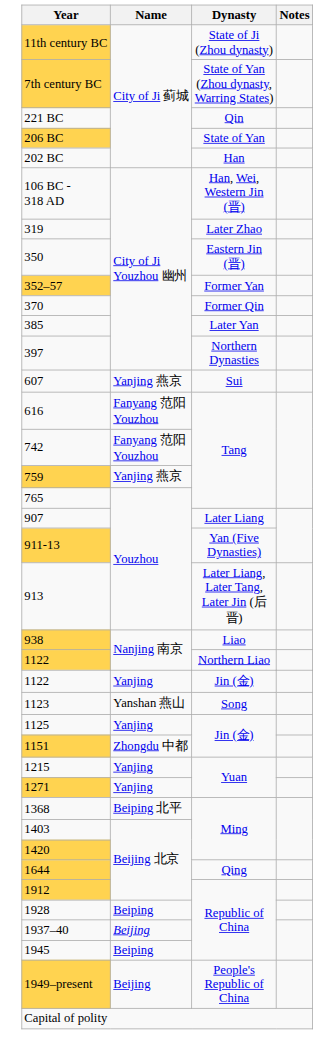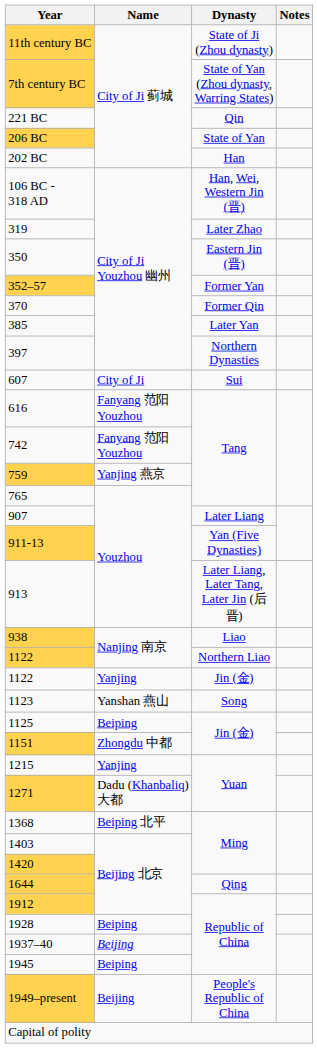(147, 380) Yanjing 燕京 -> (121, 380) City of Ji
(133, 724) Yanjing -> (117, 722) Beiping
(133, 787) Yanjing -> (143, 792) Dadu (Khanbaliq) 大都
